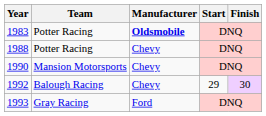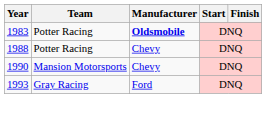- row: (18, 85)
